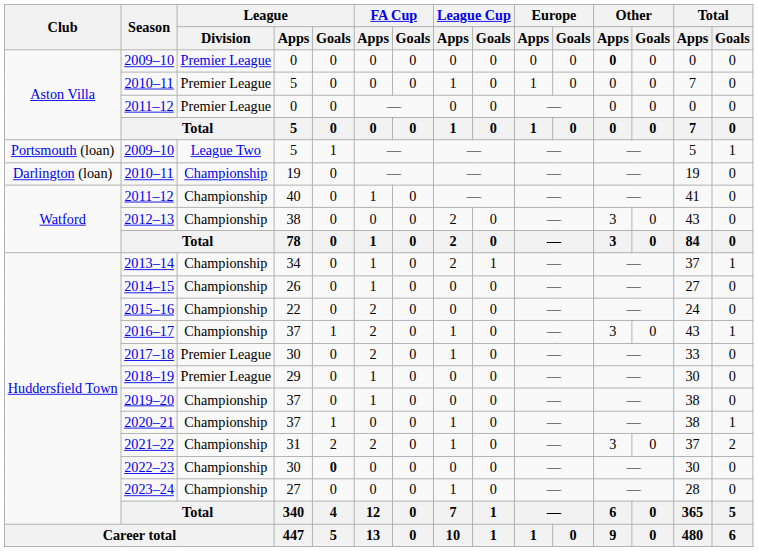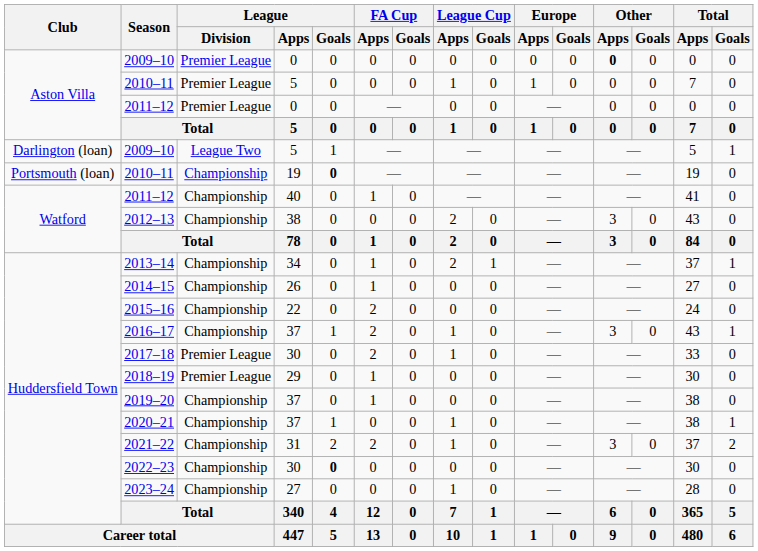(63, 151) Portsmouth (loan) -> (63, 151) Darlington (loan)
(63, 173) Darlington (loan) -> (63, 173) Portsmouth (loan)
(333, 173) normal -> (333, 173) bold
